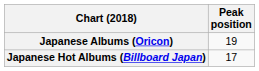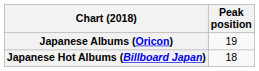(231, 58) 17 -> (231, 58) 18
